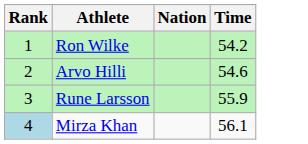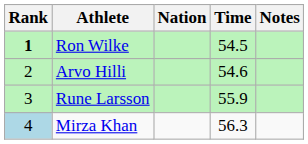+ column: (280, 17)
(28, 44) normal -> (28, 44) bold
(233, 44) 54.2 -> (233, 44) 54.5
(233, 125) 56.1 -> (233, 125) 56.3
